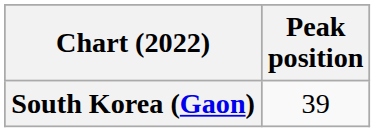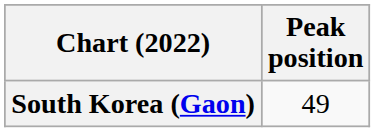(316, 103) 39 -> (316, 103) 49
